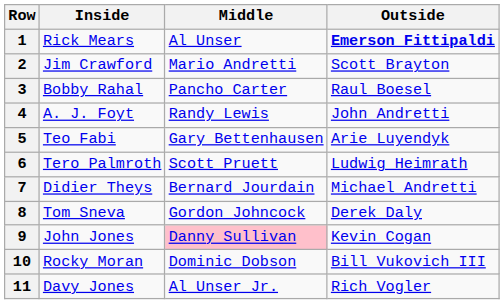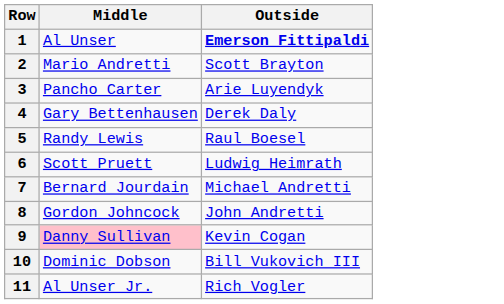- column: (102, 17)
(381, 91) Raul Boesel -> (264, 91) Arie Luyendyk
(219, 115) Randy Lewis -> (120, 115) Gary Bettenhausen
(390, 115) John Andretti -> (251, 115) Derek Daly
(246, 140) Gary Bettenhausen -> (93, 140) Randy Lewis
(390, 140) Arie Luyendyk -> (255, 140) Raul Boesel
(376, 213) Derek Daly -> (264, 213) John Andretti
